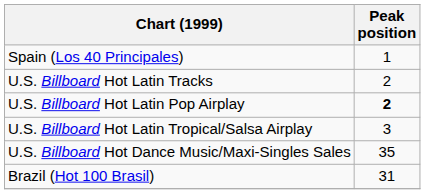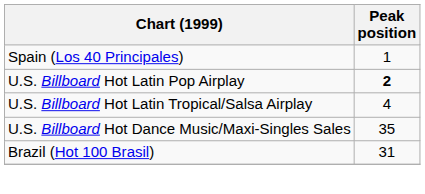- row: (110, 81)
(387, 128) 3 -> (387, 104) 4
